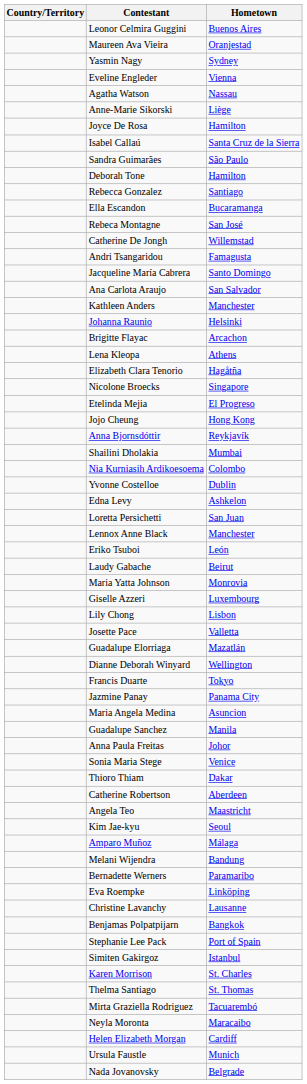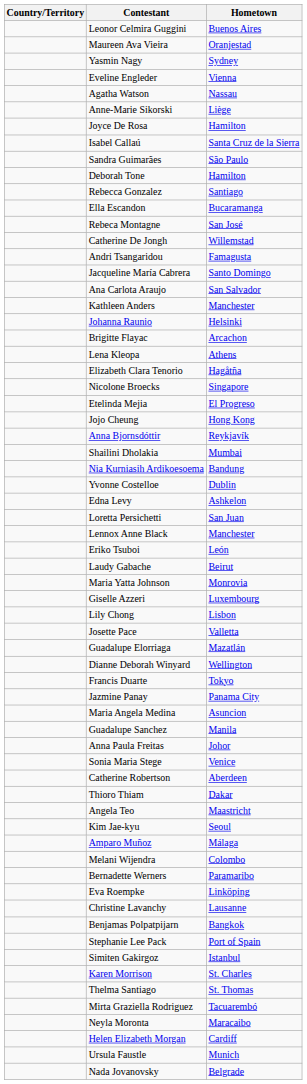(227, 468) Colombo -> (226, 468) Bandung
rows swapped: (129, 794) <-> (116, 778)
(226, 859) Bandung -> (227, 859) Colombo
